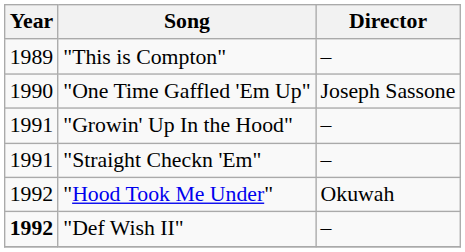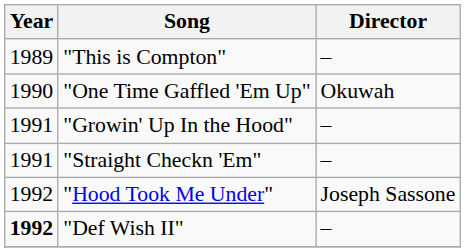(388, 90) Joseph Sassone -> (357, 90) Okuwah
(357, 194) Okuwah -> (388, 194) Joseph Sassone
